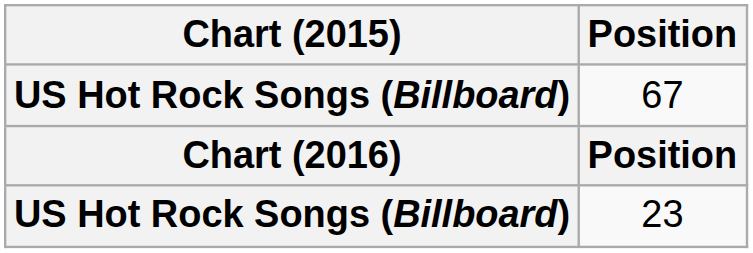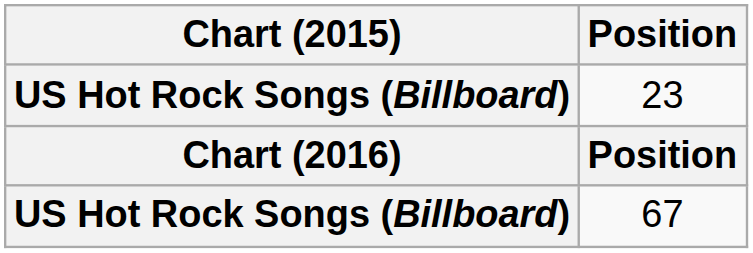rows swapped: (662, 94) <-> (662, 214)
